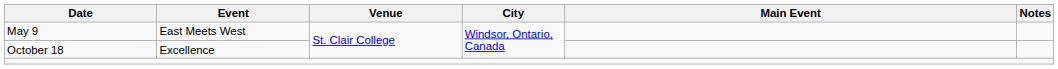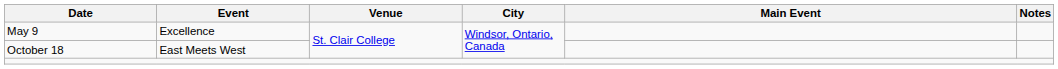(203, 31) East Meets West -> (187, 31) Excellence
(187, 49) Excellence -> (203, 49) East Meets West
